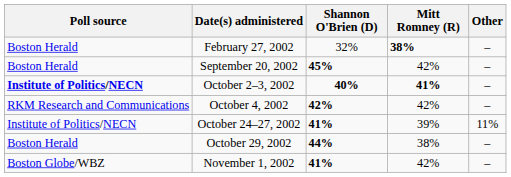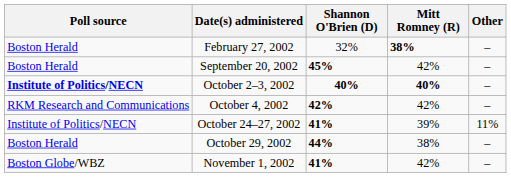(428, 85) 41% -> (428, 85) 40%
